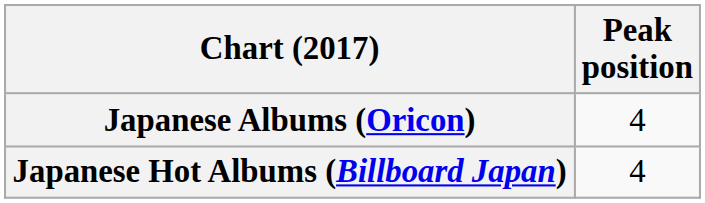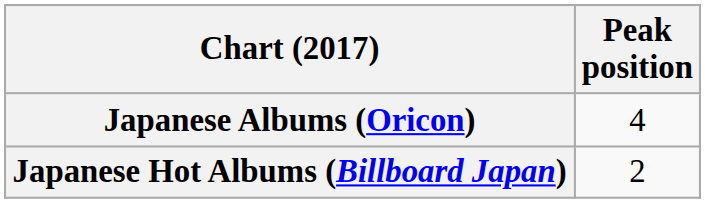(637, 171) 4 -> (637, 171) 2
